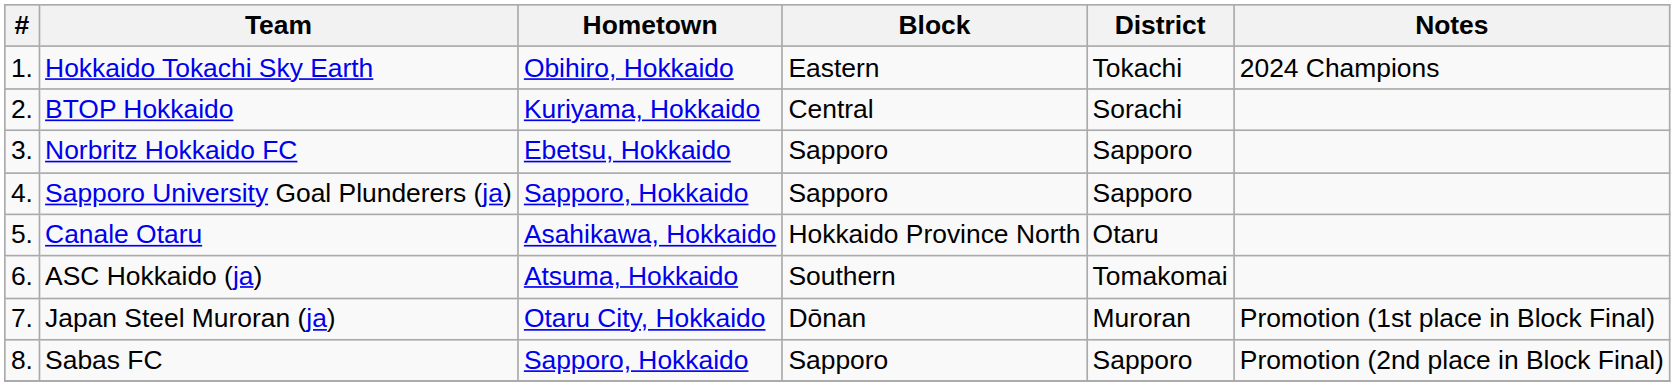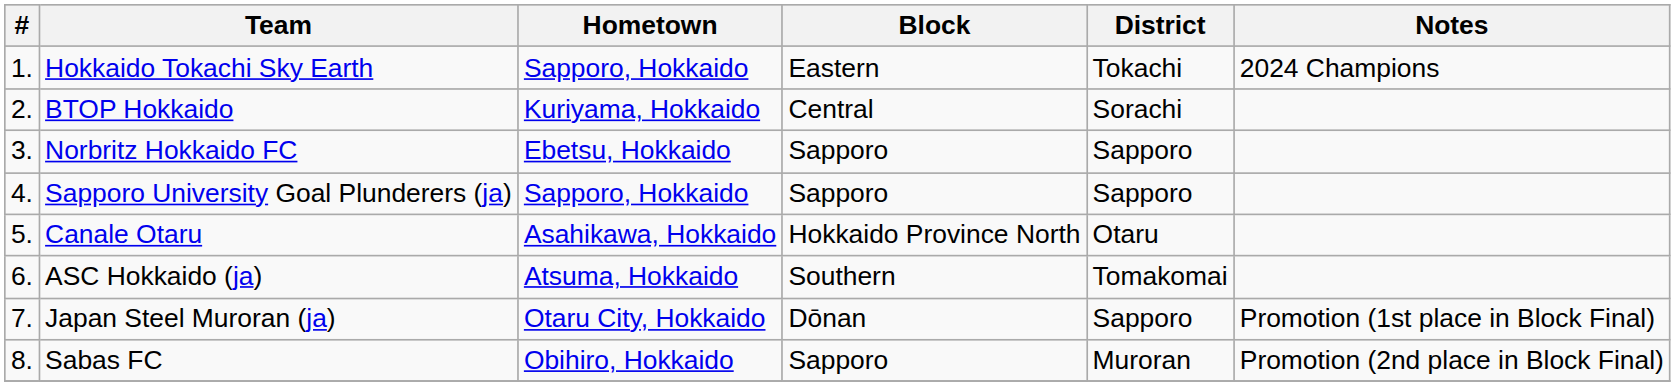(629, 67) Obihiro, Hokkaido -> (636, 67) Sapporo, Hokkaido
(1142, 318) Muroran -> (1143, 318) Sapporo
(636, 360) Sapporo, Hokkaido -> (629, 360) Obihiro, Hokkaido
(1143, 360) Sapporo -> (1142, 360) Muroran
